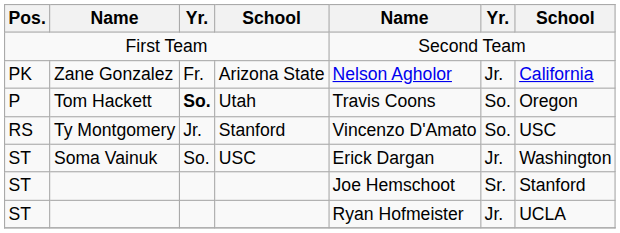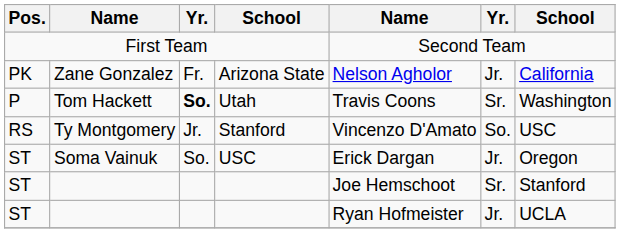(498, 102) So. -> (495, 102) Sr.
(548, 102) Oregon -> (565, 102) Washington
(565, 158) Washington -> (548, 158) Oregon
